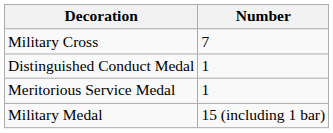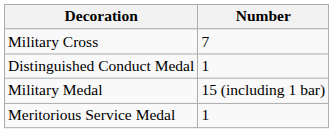rows swapped: (55, 115) <-> (92, 90)
